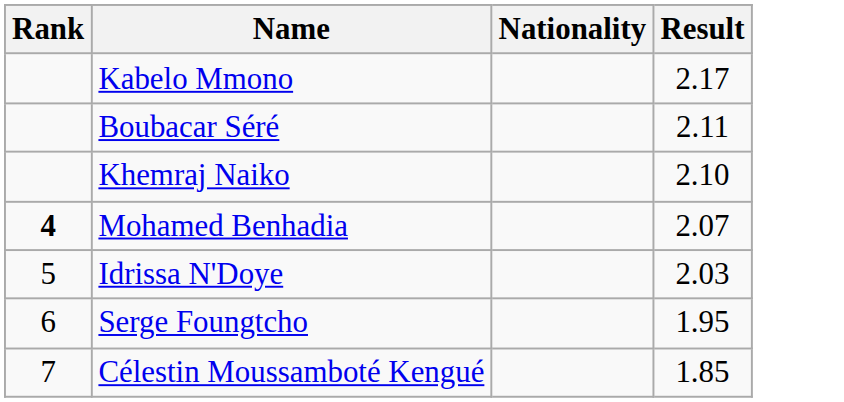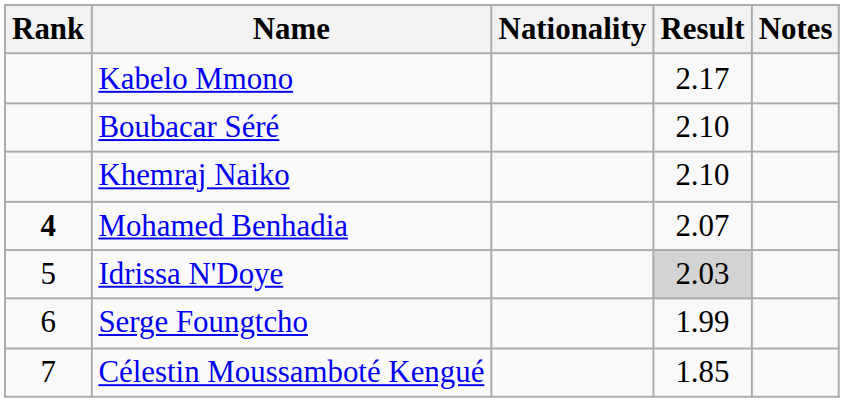+ column: (796, 28)
(702, 126) 2.11 -> (702, 126) 2.10
(702, 273) no background -> (702, 273) lightgrey background
(702, 322) 1.95 -> (702, 322) 1.99
